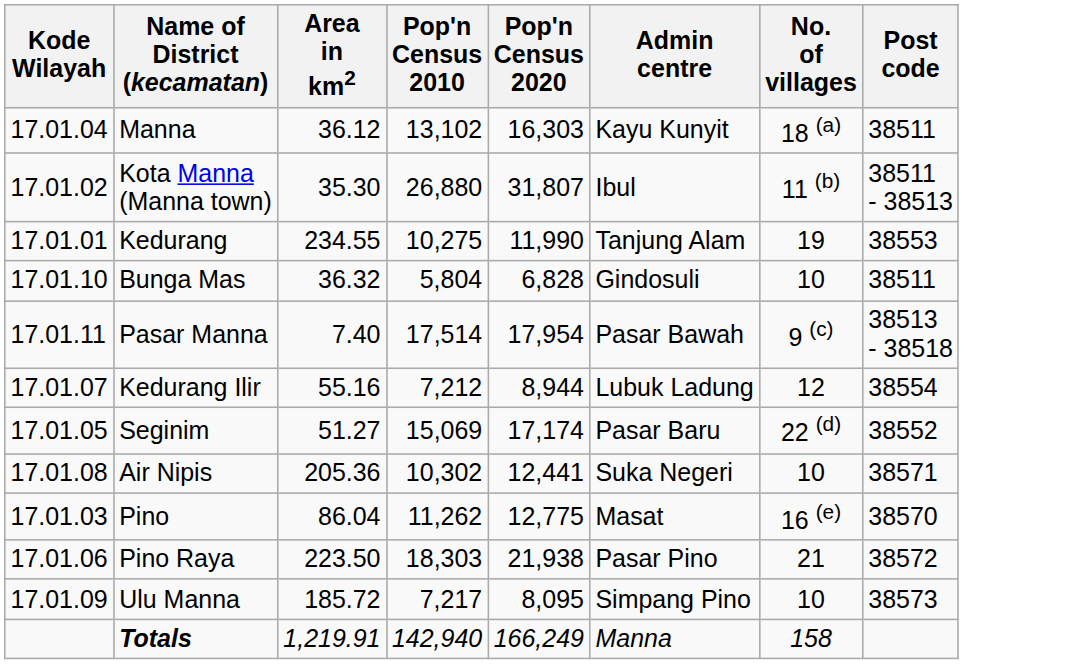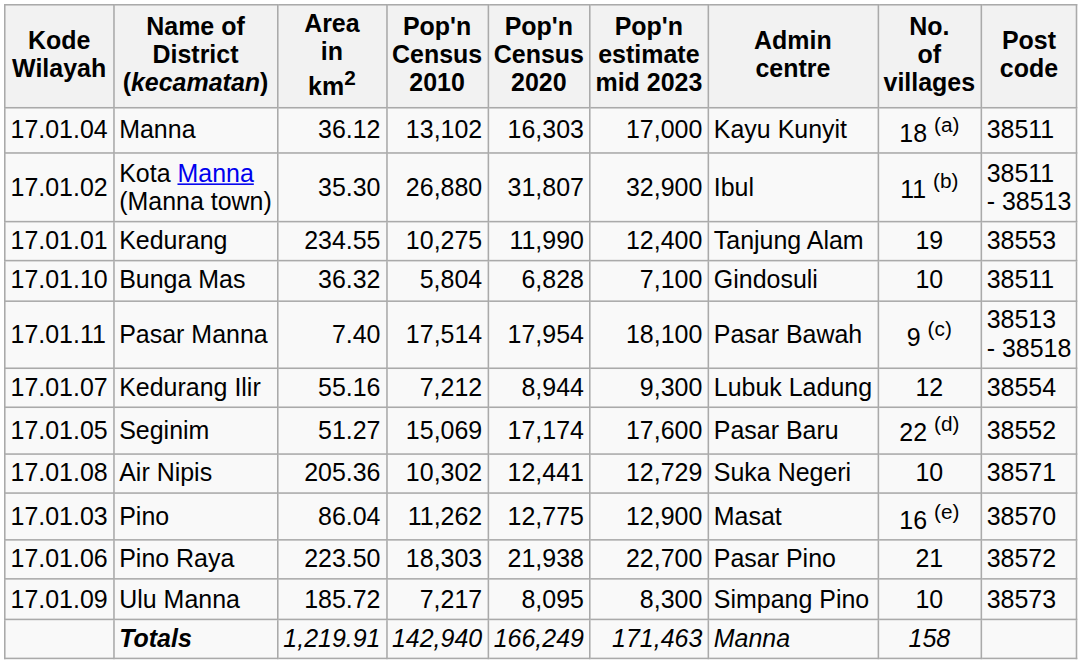+ column: (649, 55)
